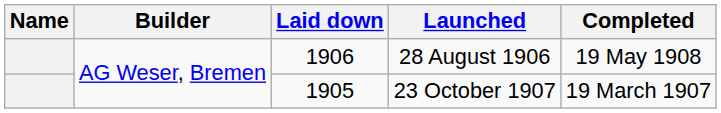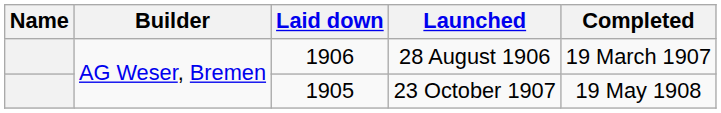(638, 56) 19 May 1908 -> (638, 56) 19 March 1907
(638, 90) 19 March 1907 -> (638, 90) 19 May 1908
